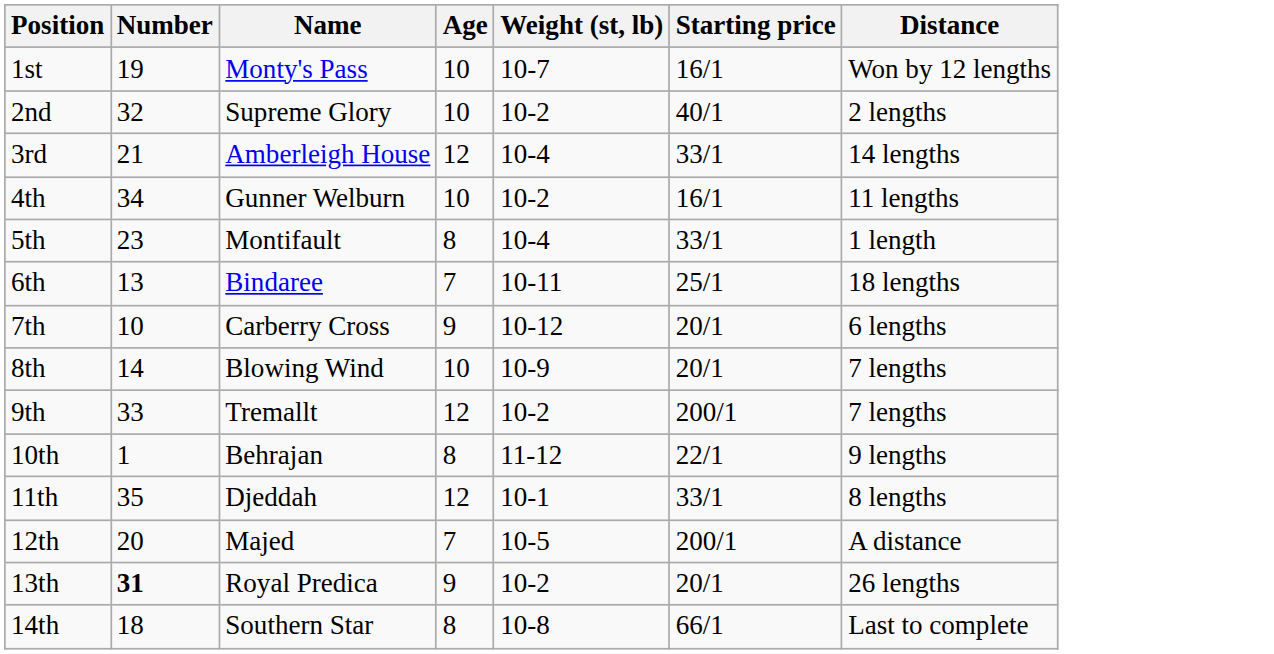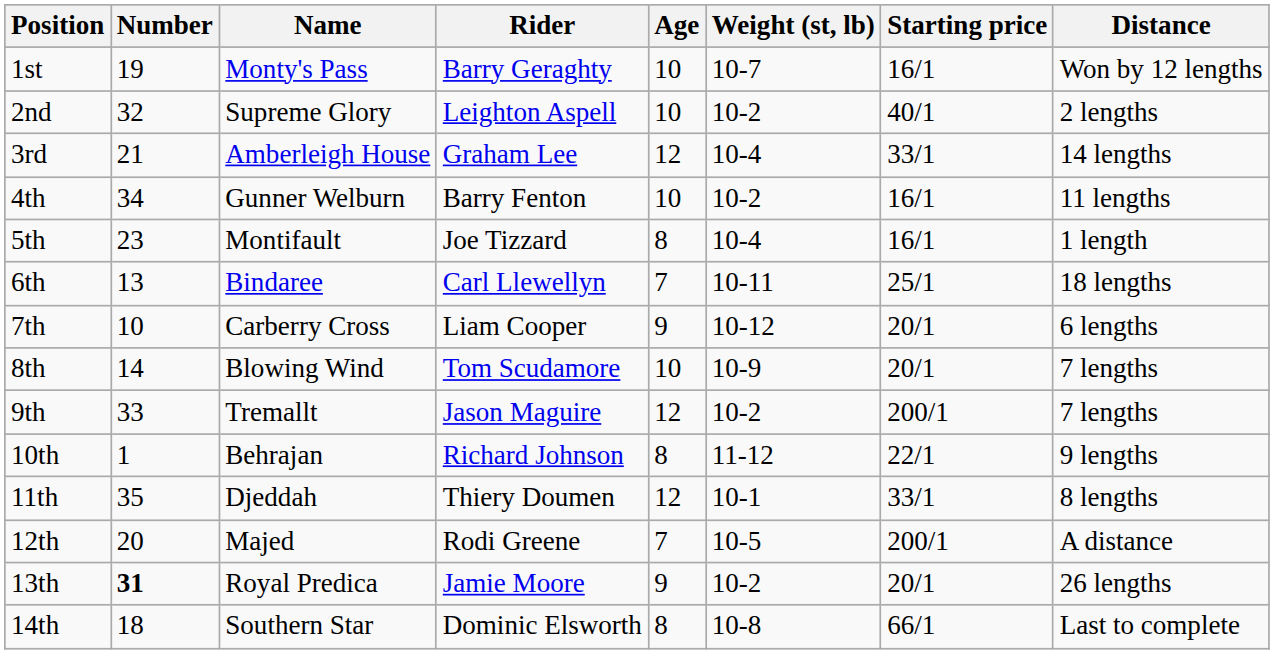+ column: (542, 25)
(700, 240) 33/1 -> (911, 240) 16/1
